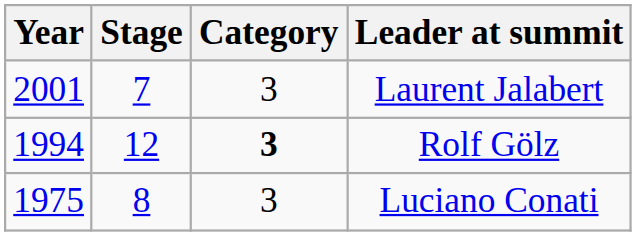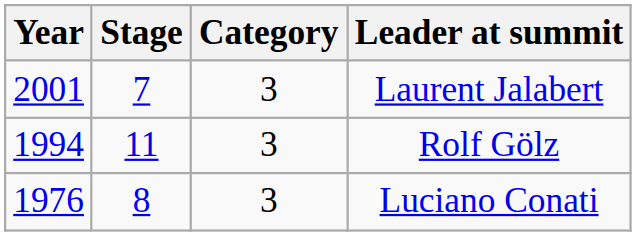(142, 144) 12 -> (142, 144) 11
(269, 144) bold -> (269, 144) normal
(49, 200) 1975 -> (49, 200) 1976
